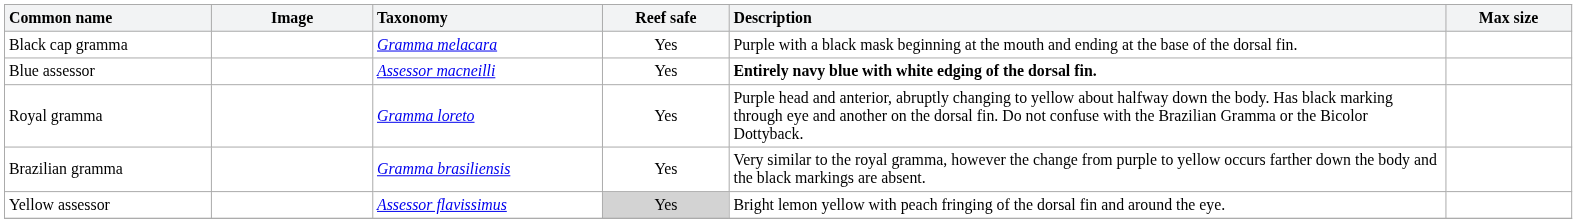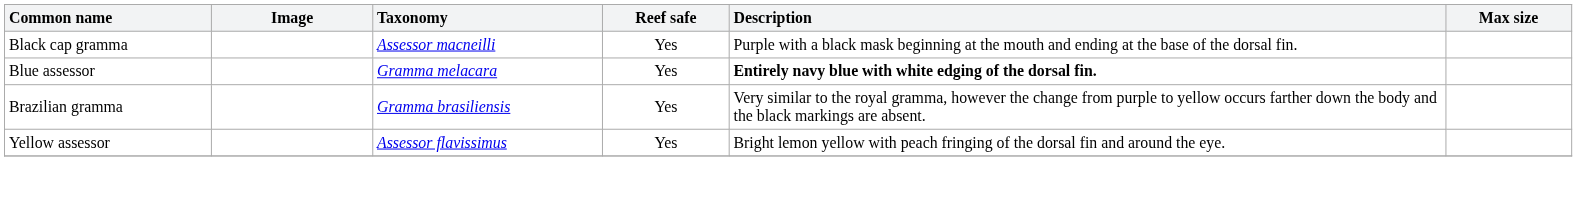(437, 44) Gramma melacara -> (436, 44) Assessor macneilli
(436, 71) Assessor macneilli -> (437, 71) Gramma melacara
- row: (56, 115)
(666, 204) lightgrey background -> (666, 142) no background
